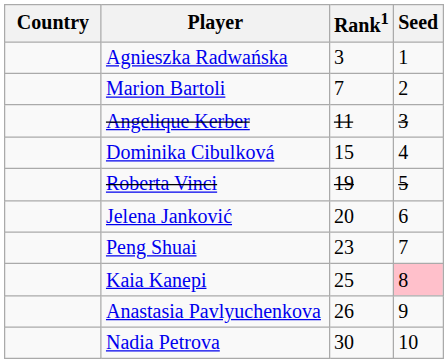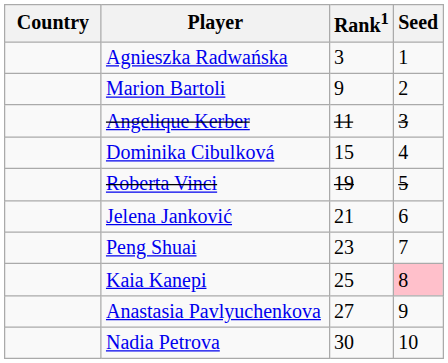(339, 89) 7 -> (339, 89) 9
(344, 216) 20 -> (344, 216) 21
(344, 311) 26 -> (344, 311) 27
